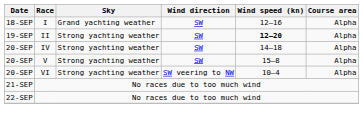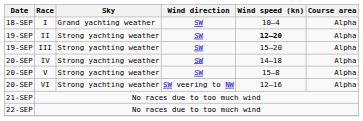(271, 23) 12–16 -> (271, 23) 10–4
+ row: (19, 47)
(271, 72) 10–4 -> (271, 84) 12–16
